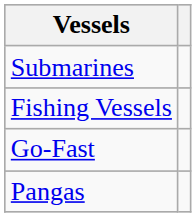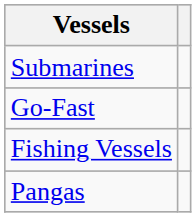rows swapped: (53, 149) <-> (91, 107)
